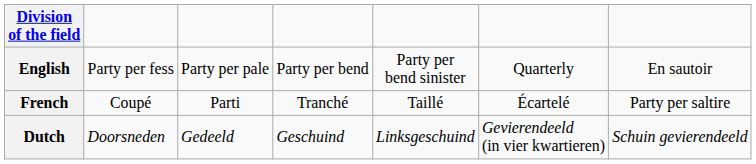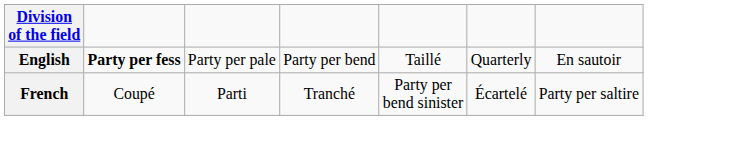(131, 68) normal -> (134, 60) bold
(425, 68) Party per bend sinister -> (423, 60) Taillé
(425, 102) Taillé -> (423, 94) Party per bend sinister
- row: (44, 136)
